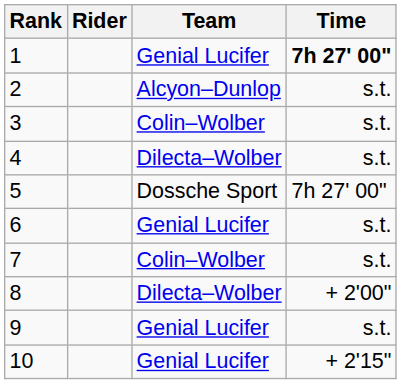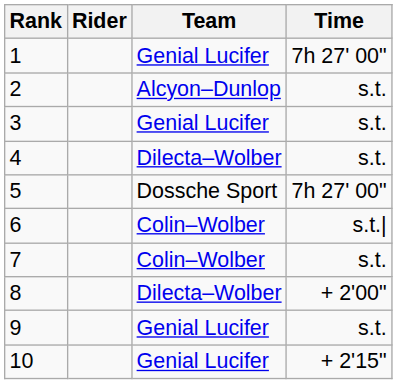(341, 55) bold -> (339, 55) normal
(201, 123) Colin–Wolber -> (203, 123) Genial Lucifer
(203, 225) Genial Lucifer -> (201, 225) Colin–Wolber
(377, 225) s.t. -> (370, 225) s.t.|
